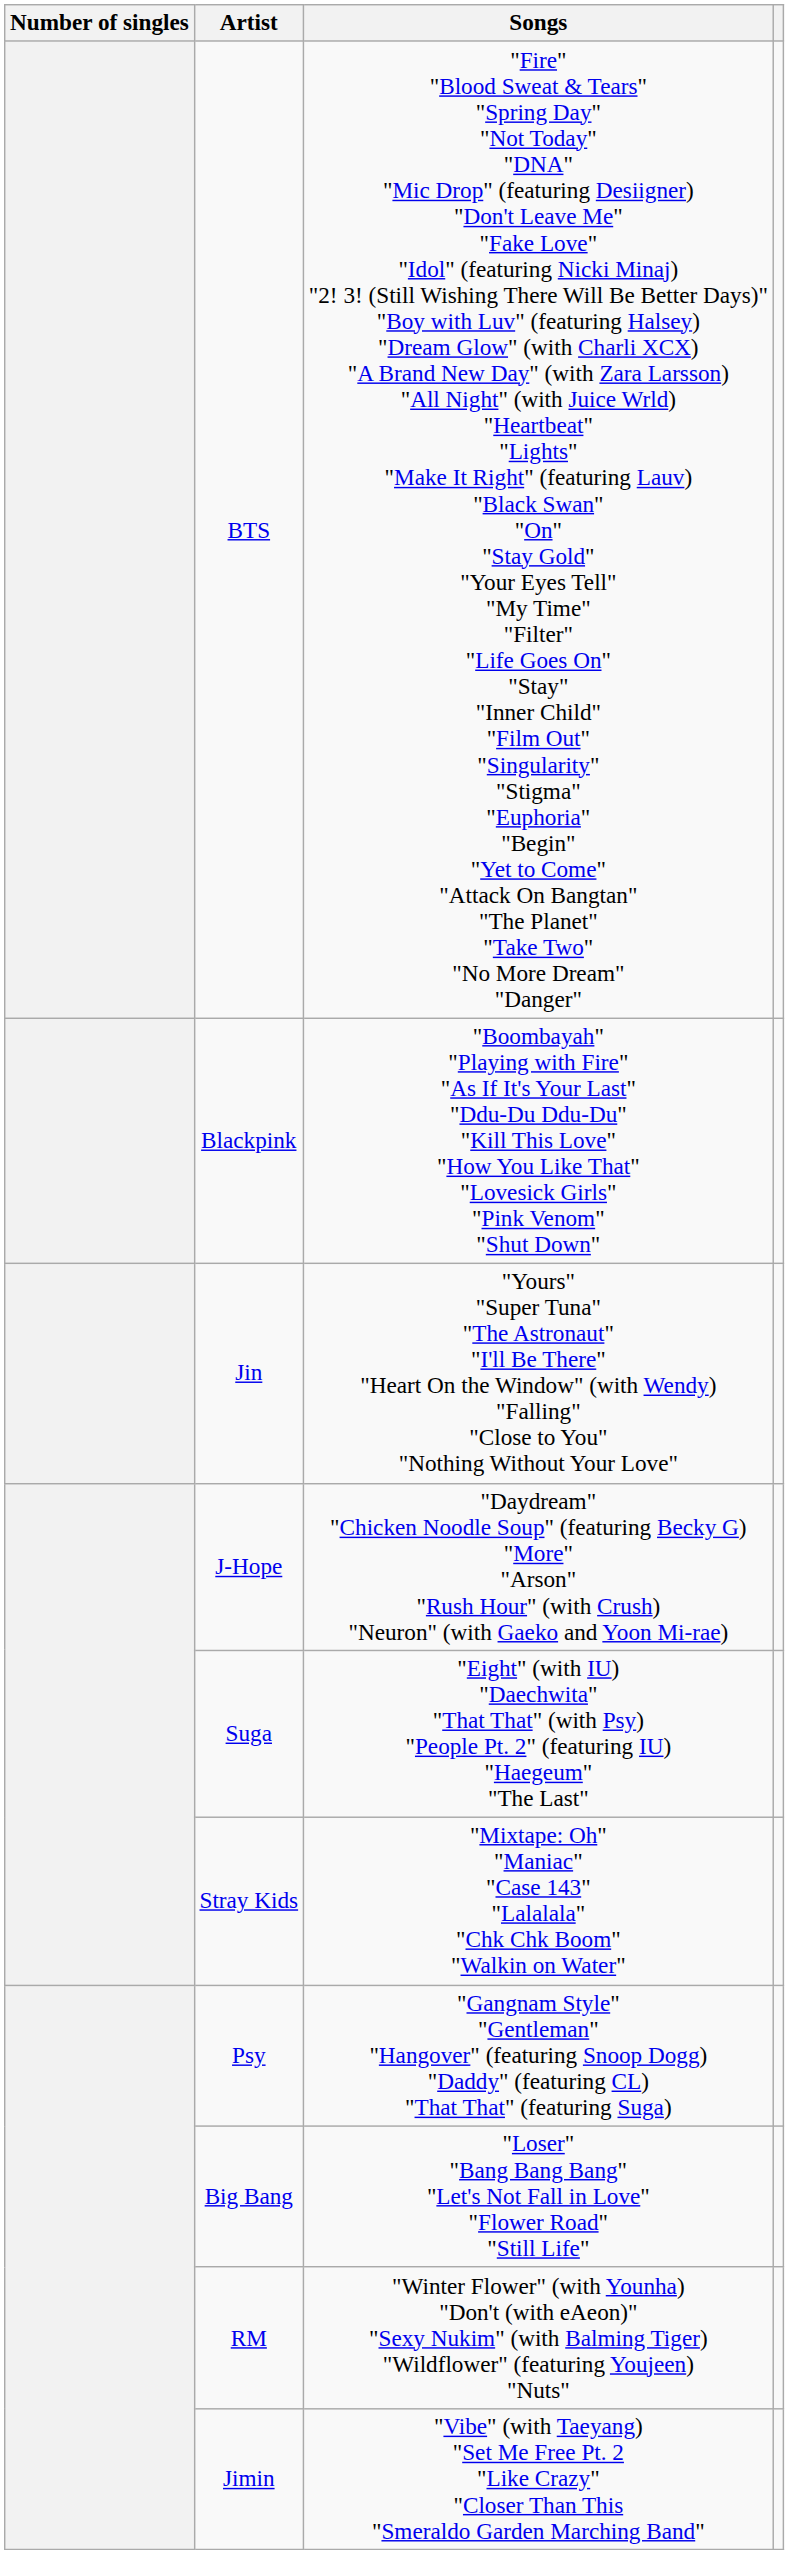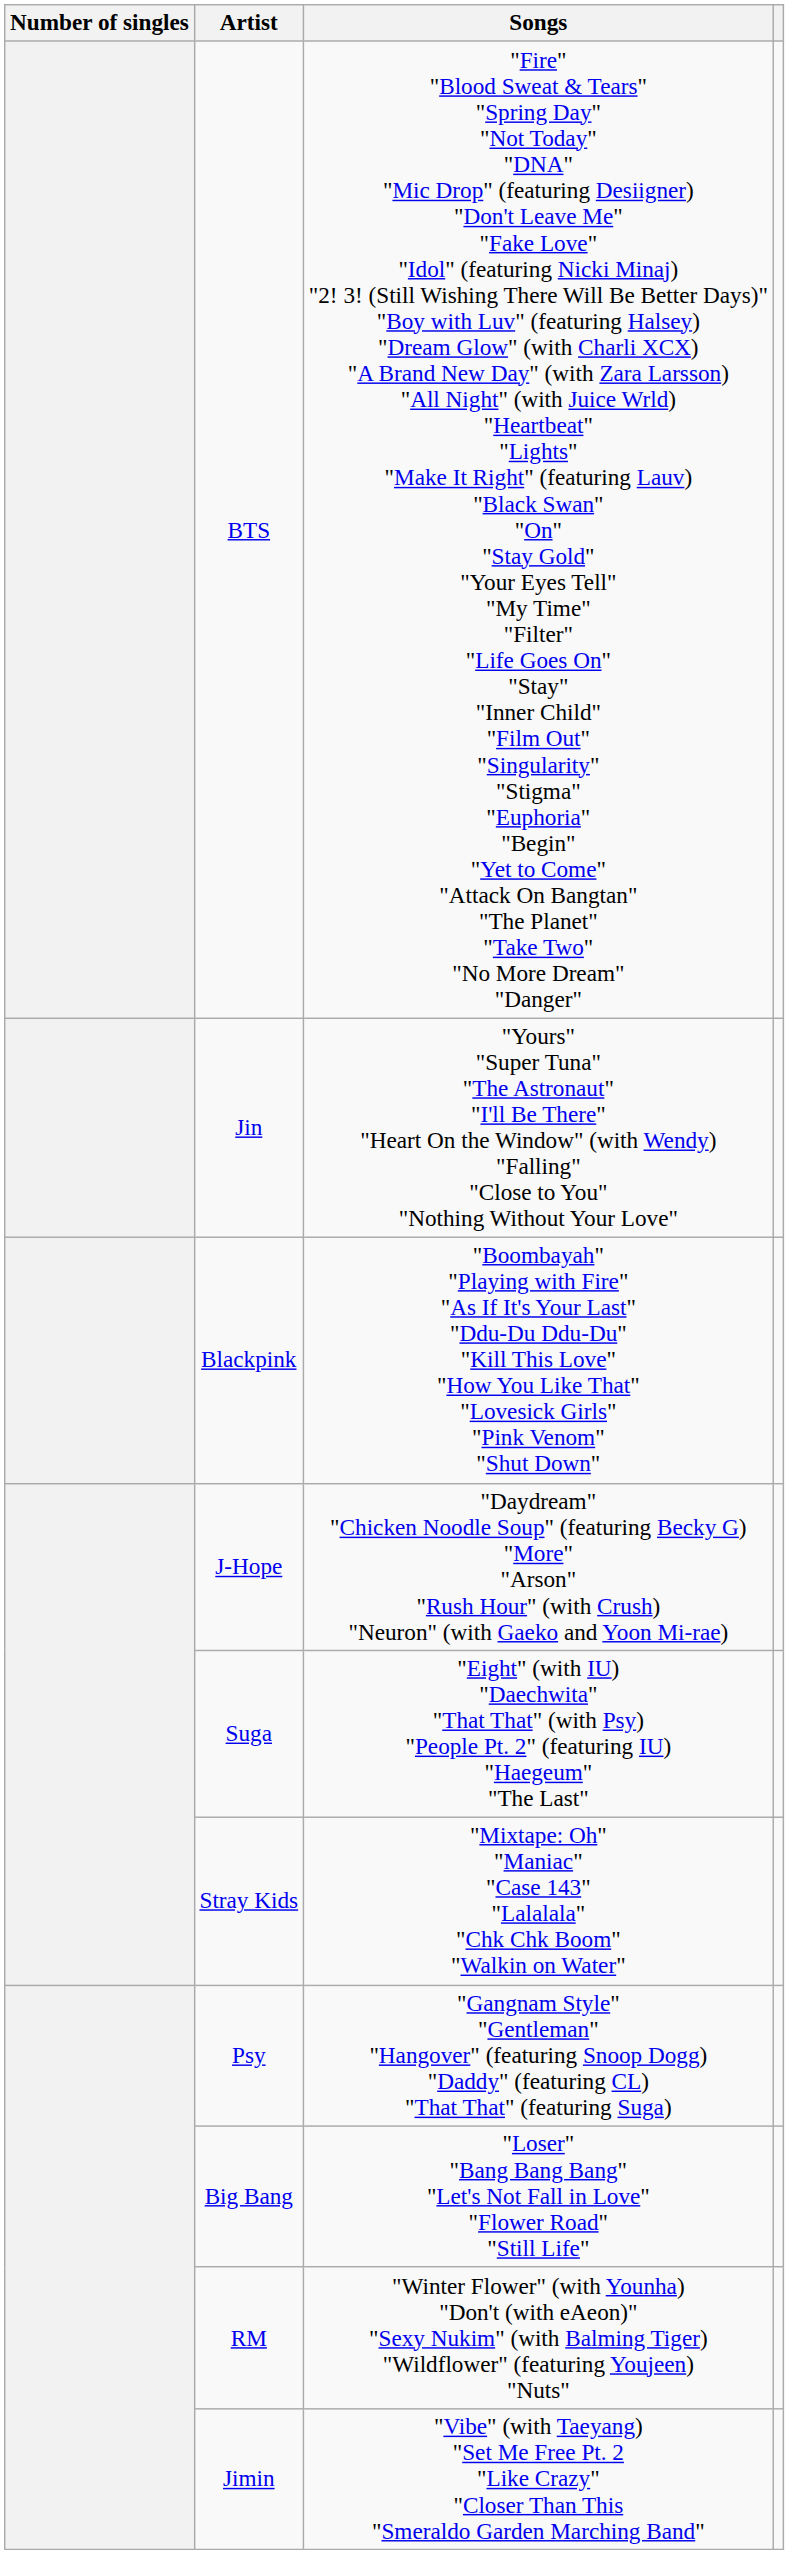rows swapped: (249, 1140) <-> (249, 1373)
